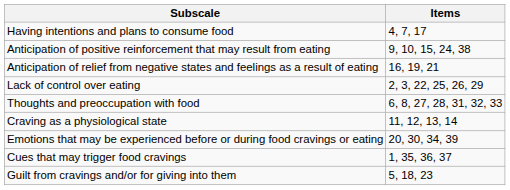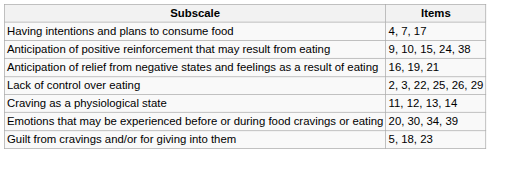- row: (103, 103)
- row: (97, 157)
